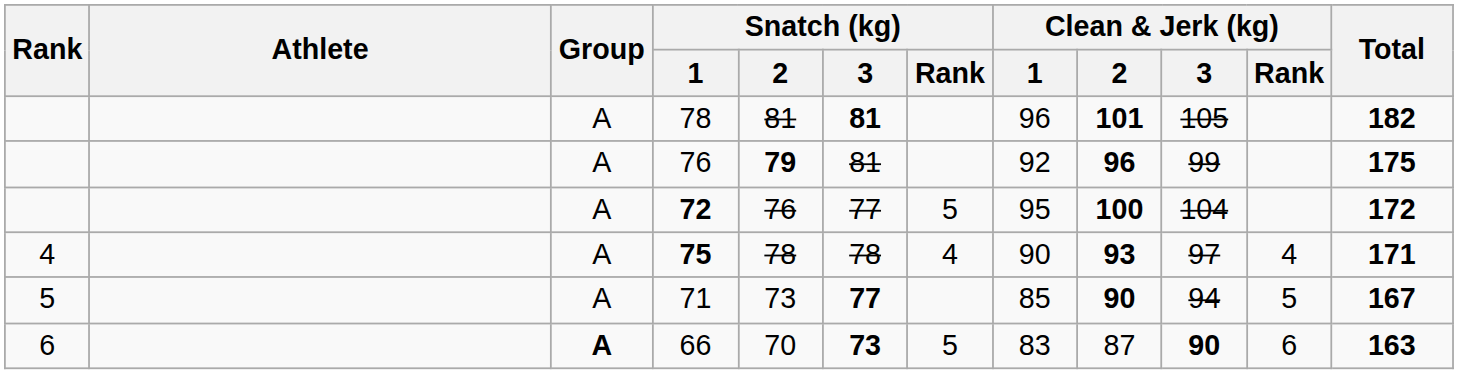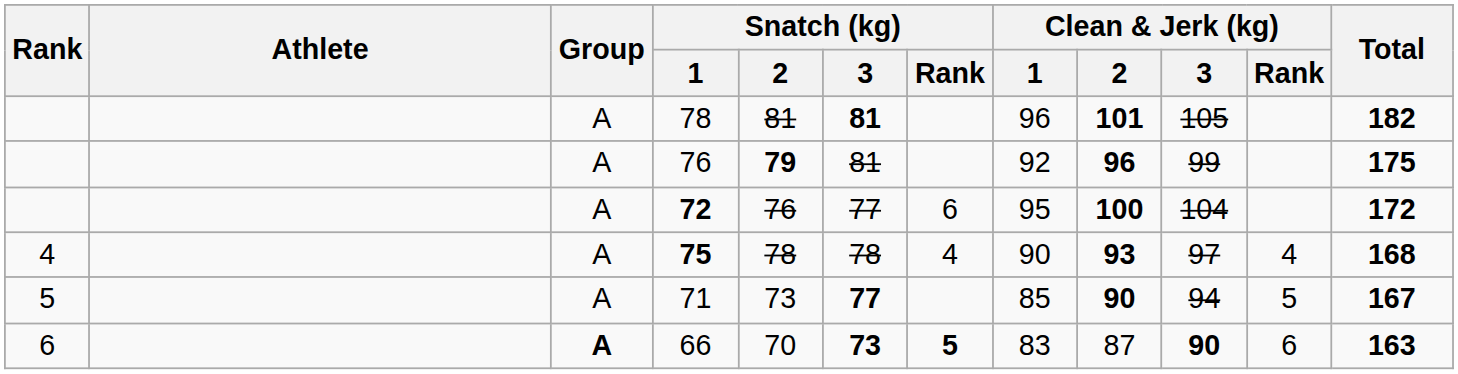(950, 208) 5 -> (950, 208) 6
(1392, 254) 171 -> (1392, 254) 168
(950, 345) normal -> (950, 345) bold
